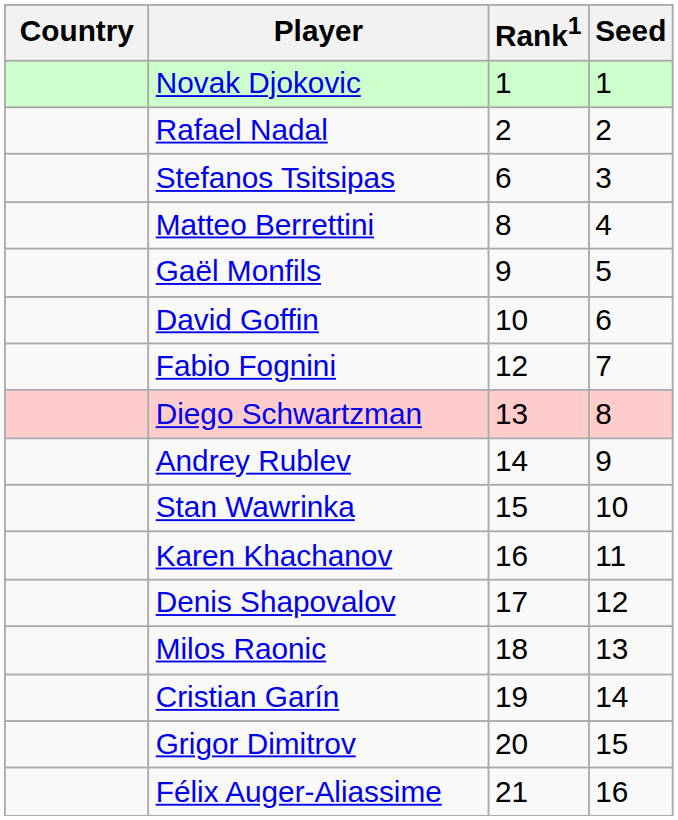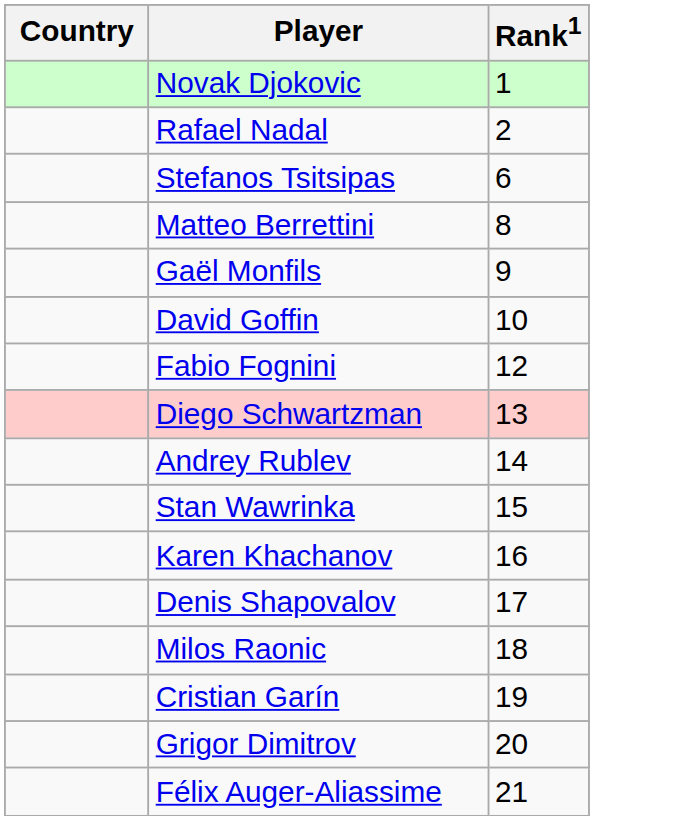- column: (631, 32)
